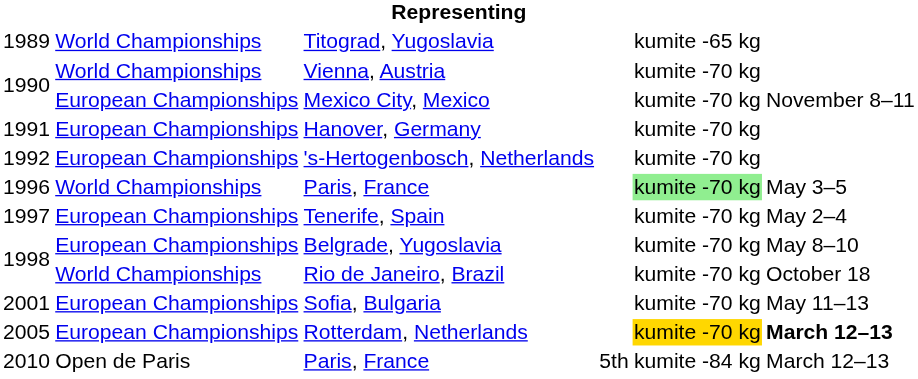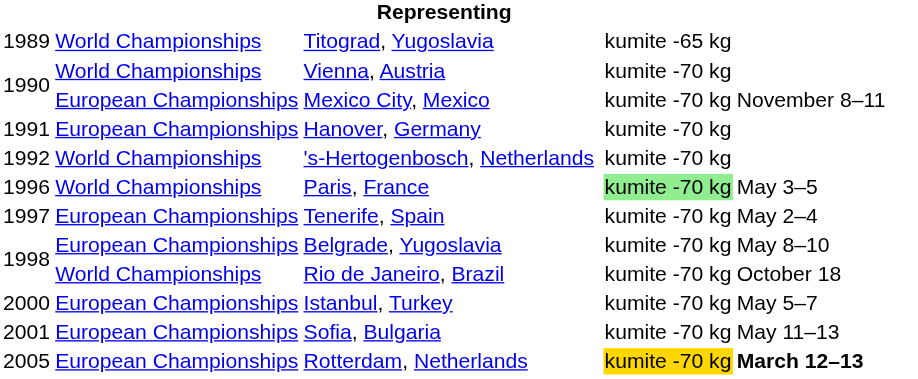(177, 157) European Championships -> (158, 157) World Championships
+ row: (26, 303)
- row: (26, 361)
